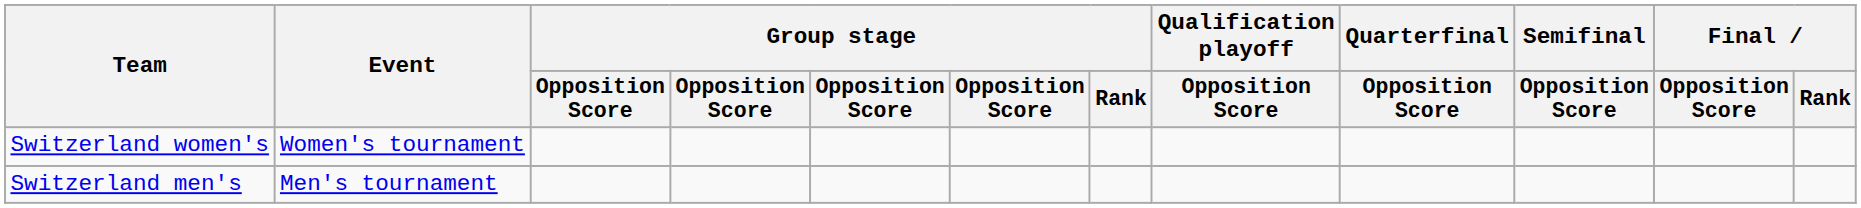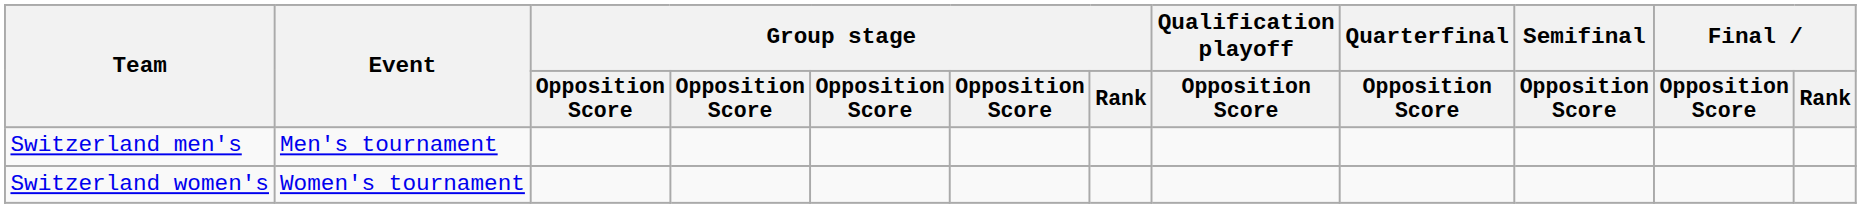rows swapped: (126, 184) <-> (140, 146)
